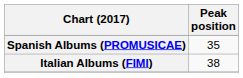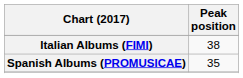rows swapped: (96, 63) <-> (96, 44)
